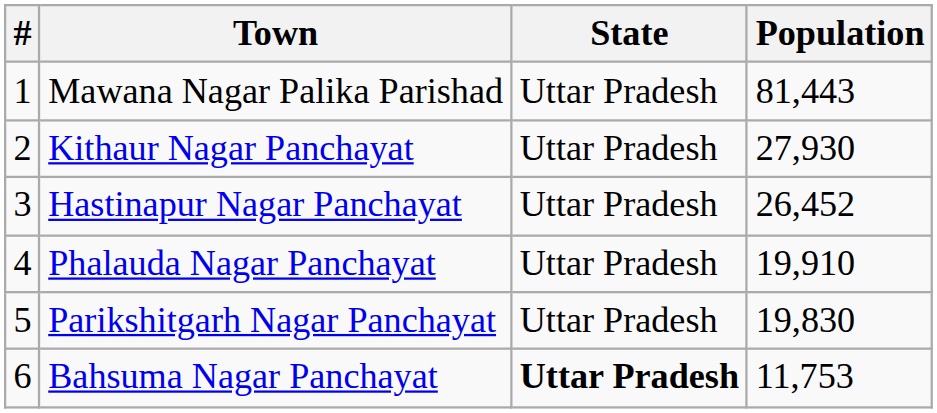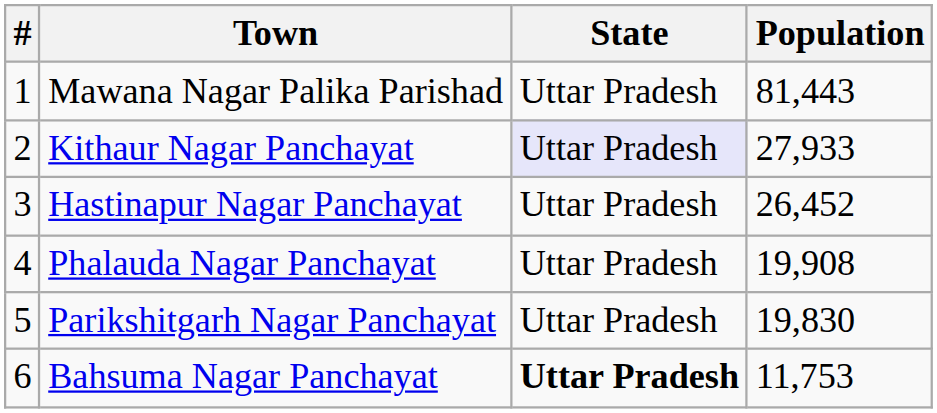(619, 147) no background -> (619, 147) lavender background
(805, 147) 27,930 -> (805, 147) 27,933
(805, 262) 19,910 -> (805, 262) 19,908
